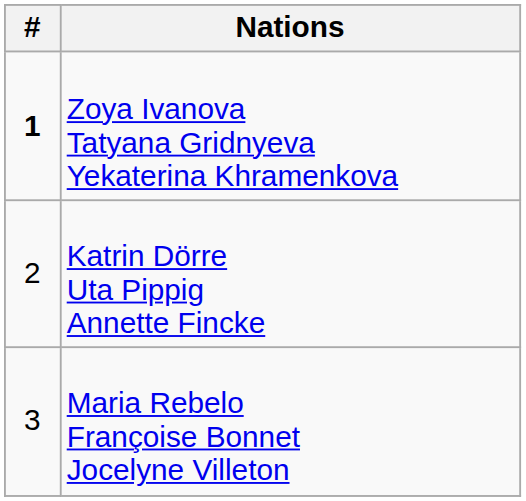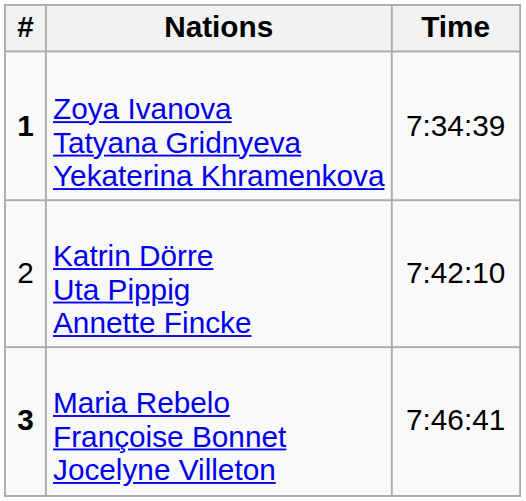+ column: (456, 28)
(32, 420) normal -> (26, 420) bold
